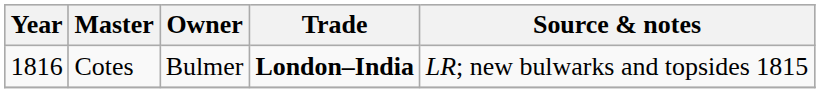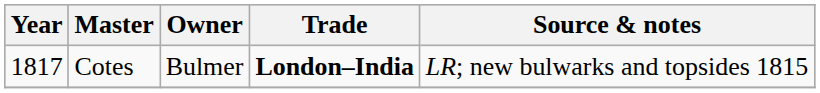(37, 66) 1816 -> (37, 66) 1817
